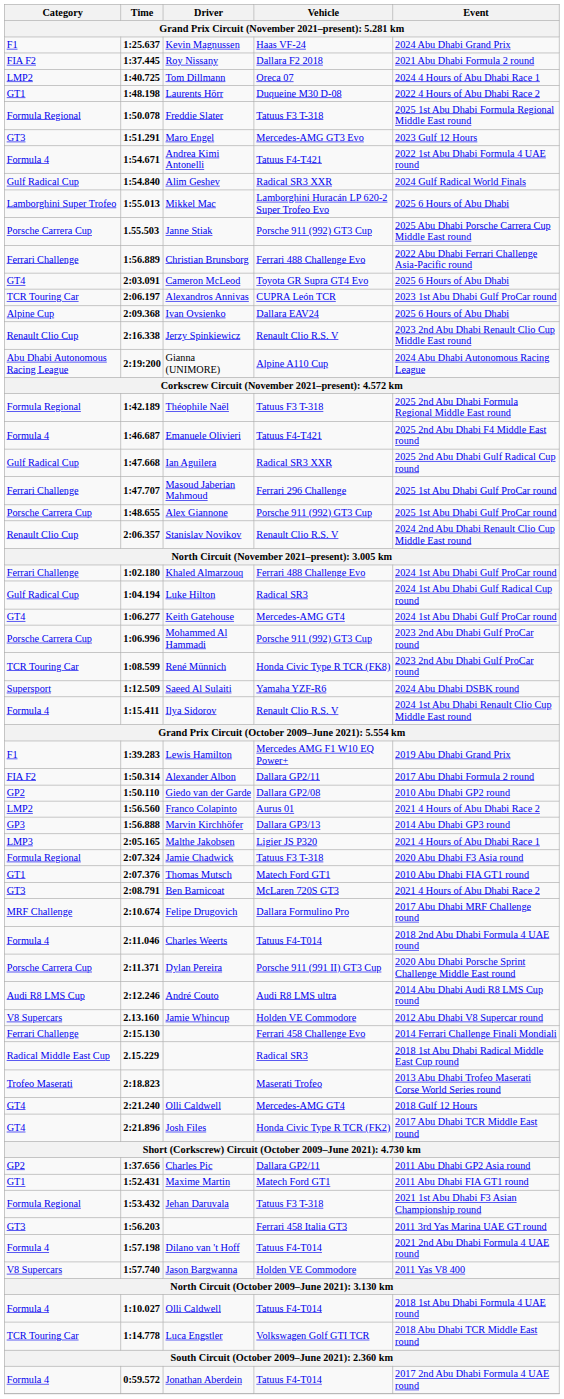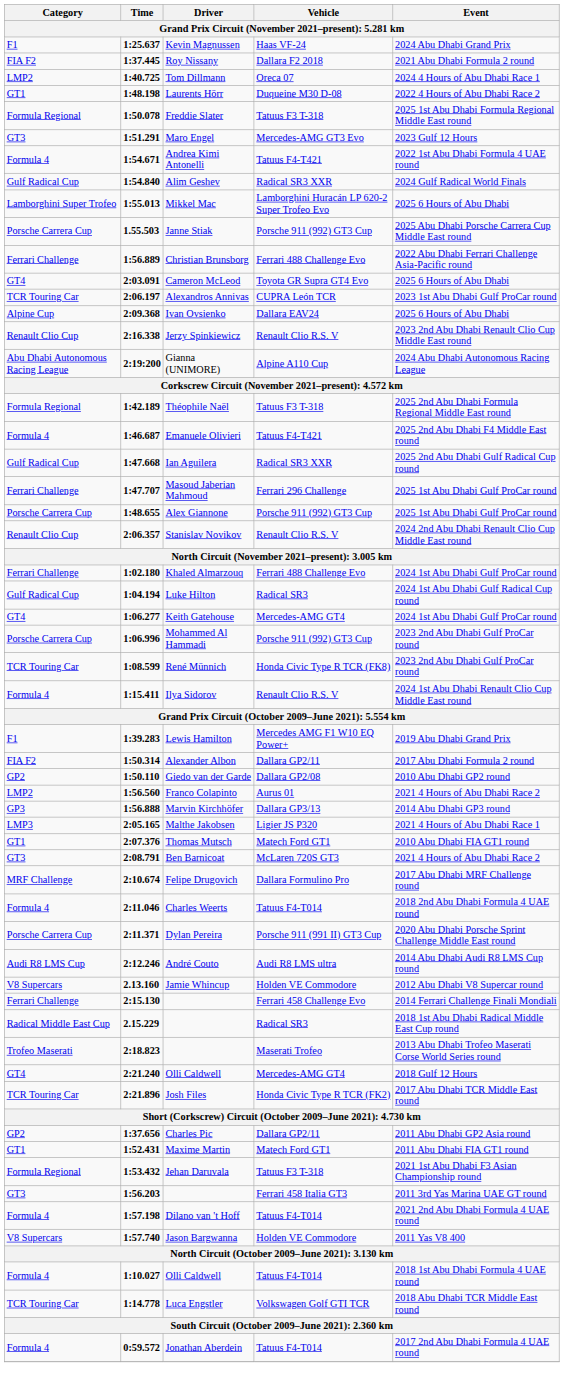- row: (142, 688)
- row: (142, 858)
(16, 1127) GT4 -> (43, 1095) TCR Touring Car
